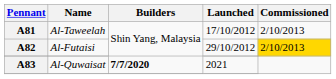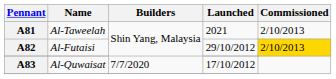(230, 30) 17/10/2012 -> (217, 30) 2021
(130, 64) bold -> (130, 64) normal
(217, 64) 2021 -> (230, 64) 17/10/2012
